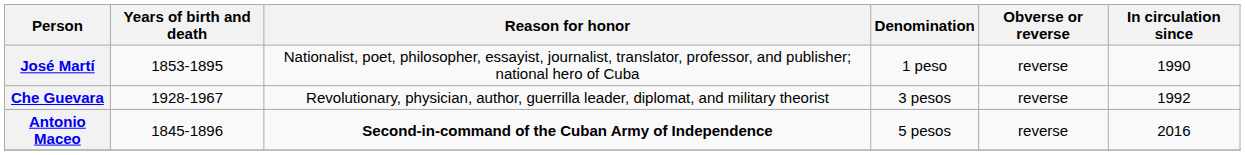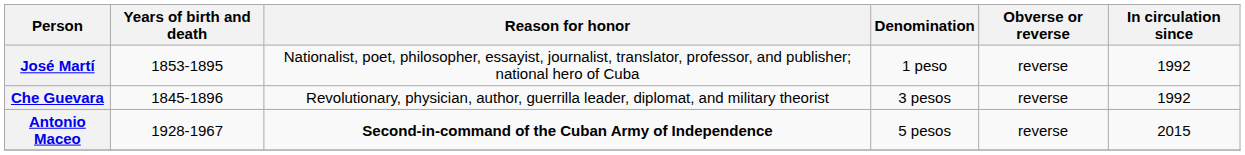(1174, 66) 1990 -> (1174, 66) 1992
(187, 98) 1928-1967 -> (187, 98) 1845-1896
(187, 130) 1845-1896 -> (187, 130) 1928-1967
(1174, 130) 2016 -> (1174, 130) 2015
